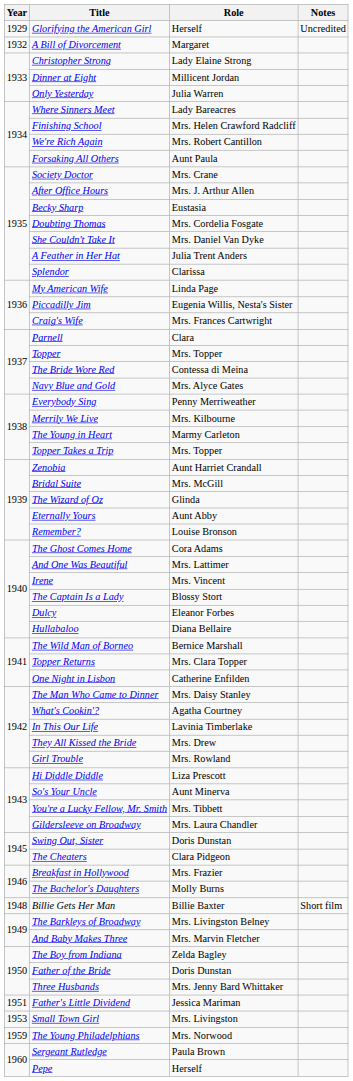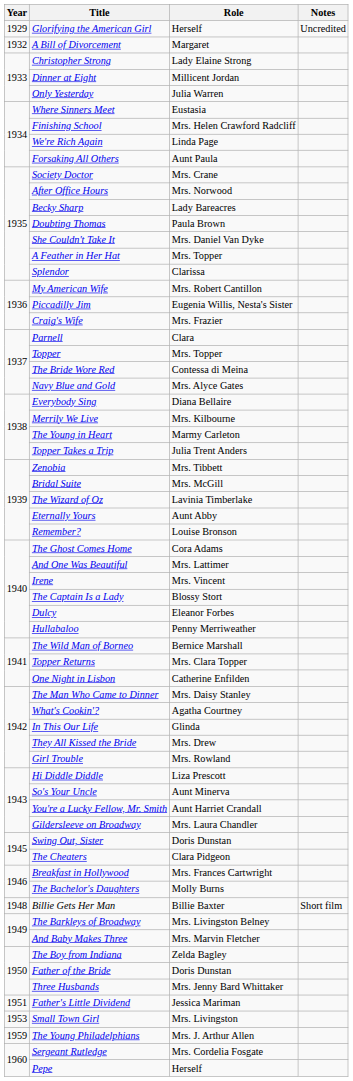(204, 110) Lady Bareacres -> (189, 110) Eustasia
(217, 142) Mrs. Robert Cantillon -> (195, 142) Linda Page
(213, 191) Mrs. J. Arthur Allen -> (202, 191) Mrs. Norwood
(189, 207) Eustasia -> (204, 207) Lady Bareacres
(217, 223) Mrs. Cordelia Fosgate -> (198, 223) Paula Brown
(209, 256) Julia Trent Anders -> (197, 256) Mrs. Topper
(195, 288) Linda Page -> (217, 288) Mrs. Robert Cantillon
(222, 321) Mrs. Frances Cartwright -> (197, 321) Mrs. Frazier
(214, 402) Penny Merriweather -> (202, 402) Diana Bellaire
(197, 451) Mrs. Topper -> (209, 451) Julia Trent Anders
(217, 467) Aunt Harriet Crandall -> (197, 467) Mrs. Tibbett
(186, 499) Glinda -> (212, 499) Lavinia Timberlake
(202, 629) Diana Bellaire -> (214, 629) Penny Merriweather
(212, 727) Lavinia Timberlake -> (186, 727) Glinda
(197, 808) Mrs. Tibbett -> (217, 808) Aunt Harriet Crandall
(197, 873) Mrs. Frazier -> (222, 873) Mrs. Frances Cartwright
(202, 1035) Mrs. Norwood -> (213, 1035) Mrs. J. Arthur Allen
(198, 1051) Paula Brown -> (217, 1051) Mrs. Cordelia Fosgate
